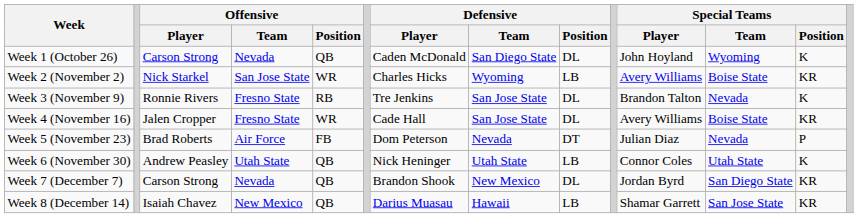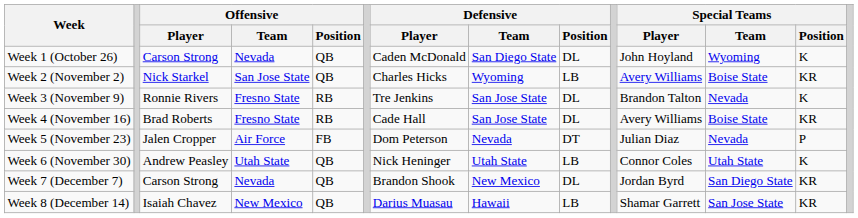(326, 77) WR -> (325, 77) QB
(179, 118) Jalen Cropper -> (178, 118) Brad Roberts
(326, 118) WR -> (324, 118) RB
(178, 139) Brad Roberts -> (179, 139) Jalen Cropper
